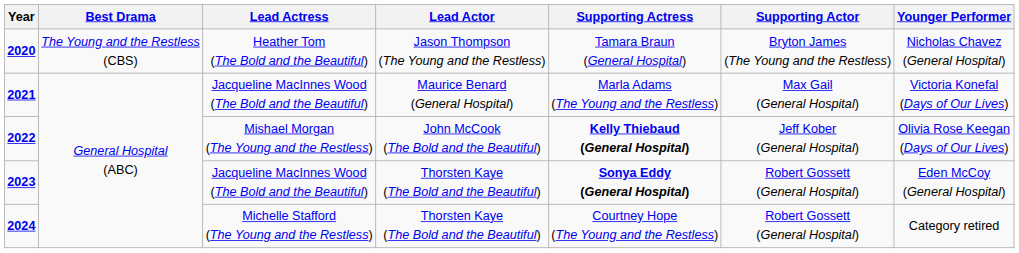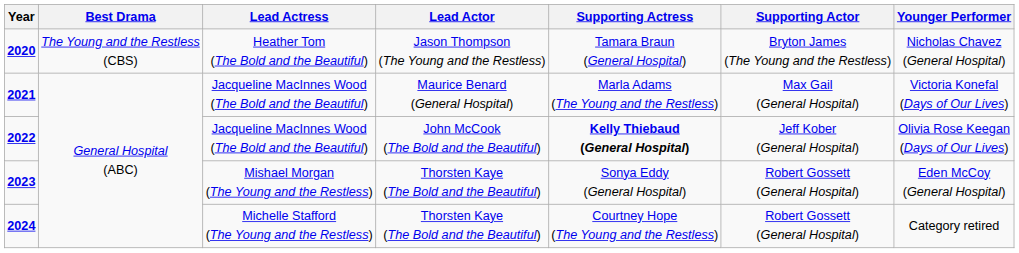(289, 138) Mishael Morgan (The Young and the Restless) -> (289, 138) Jacqueline MacInnes Wood (The Bold and the Beautiful)
(289, 182) Jacqueline MacInnes Wood (The Bold and the Beautiful) -> (289, 182) Mishael Morgan (The Young and the Restless)
(635, 182) bold -> (635, 182) normal
